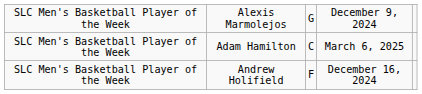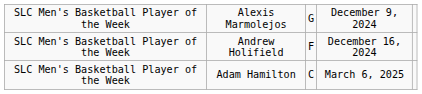rows swapped: (256, 75) <-> (256, 47)
